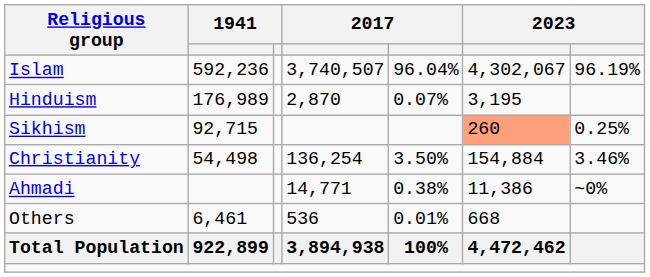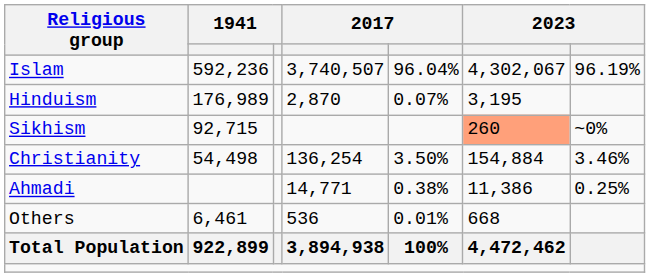(602, 130) 0.25% -> (591, 130) ~0%
(591, 189) ~0% -> (602, 189) 0.25%
